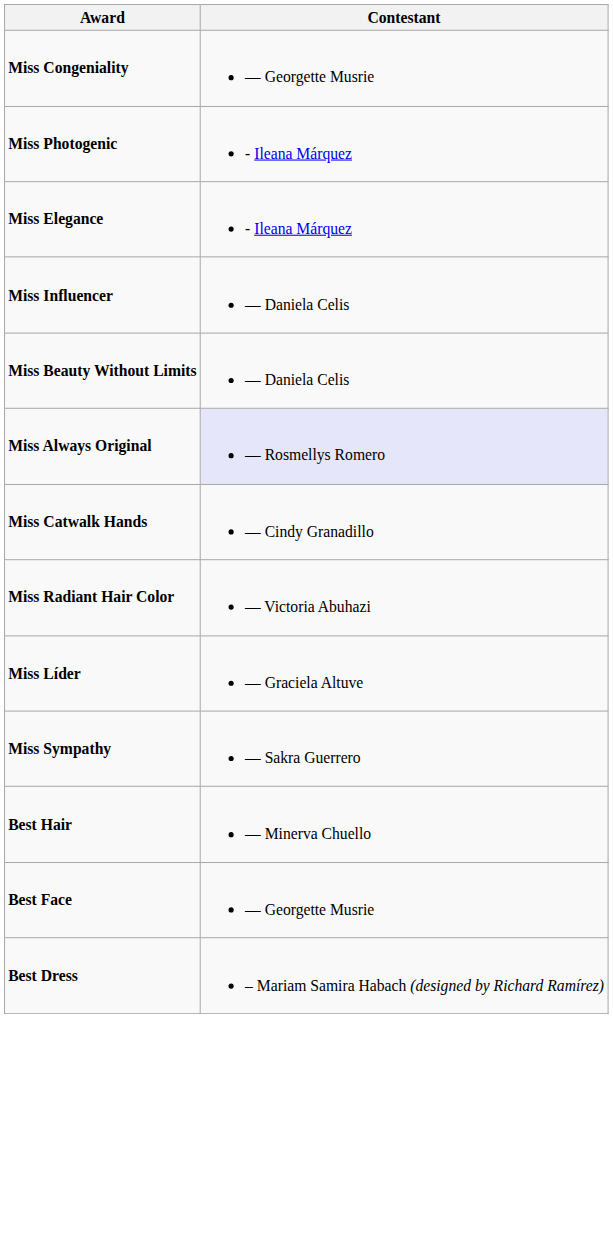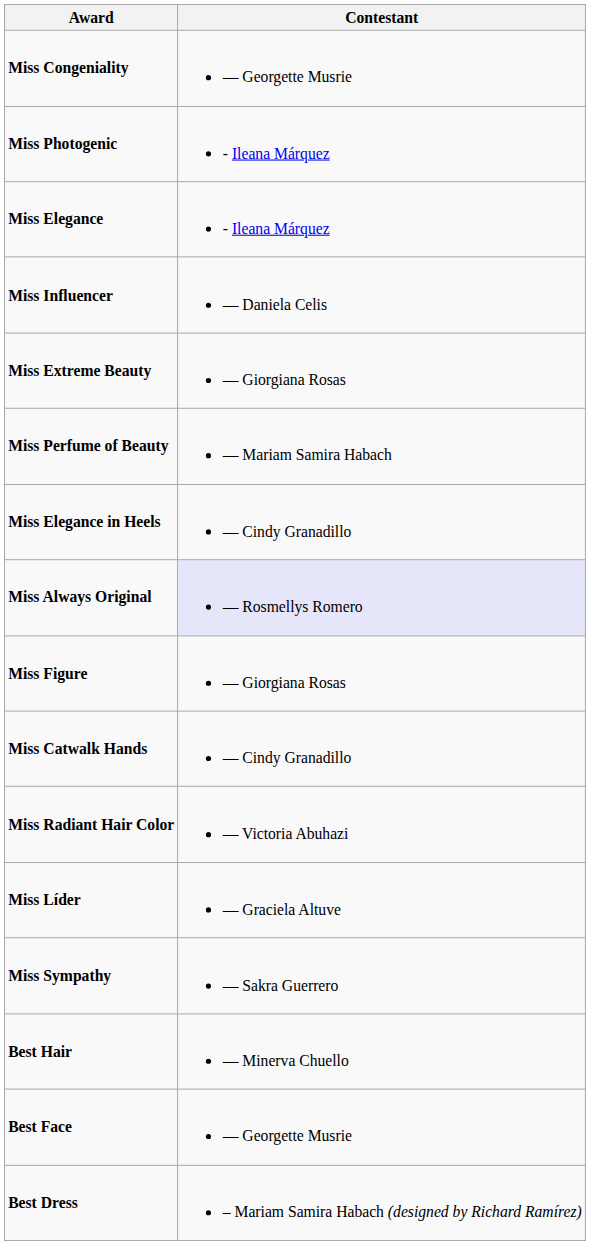+ row: (80, 370)
- row: (102, 370)
+ row: (88, 446)
+ row: (84, 522)
+ row: (48, 673)
